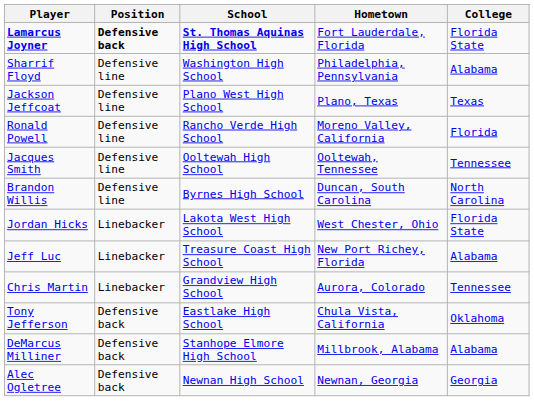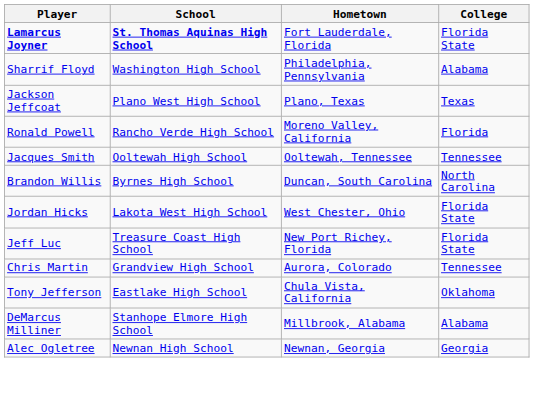- column: (138, 14)
(474, 256) Alabama -> (465, 243) Florida State
